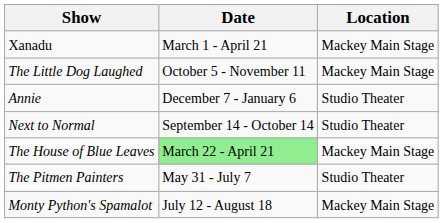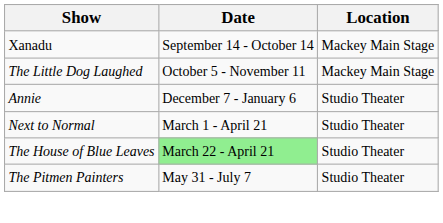(215, 45) March 1 - April 21 -> (238, 45) September 14 - October 14
(238, 125) September 14 - October 14 -> (215, 125) March 1 - April 21
(378, 152) Mackey Main Stage -> (363, 152) Studio Theater
- row: (80, 205)
